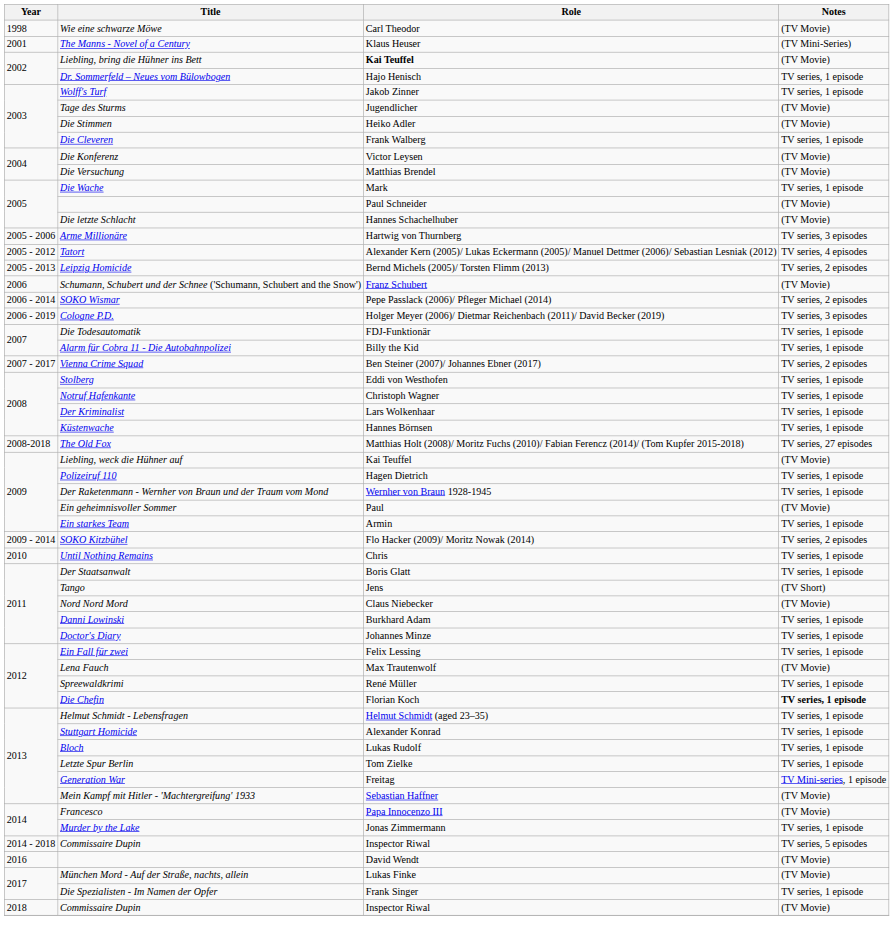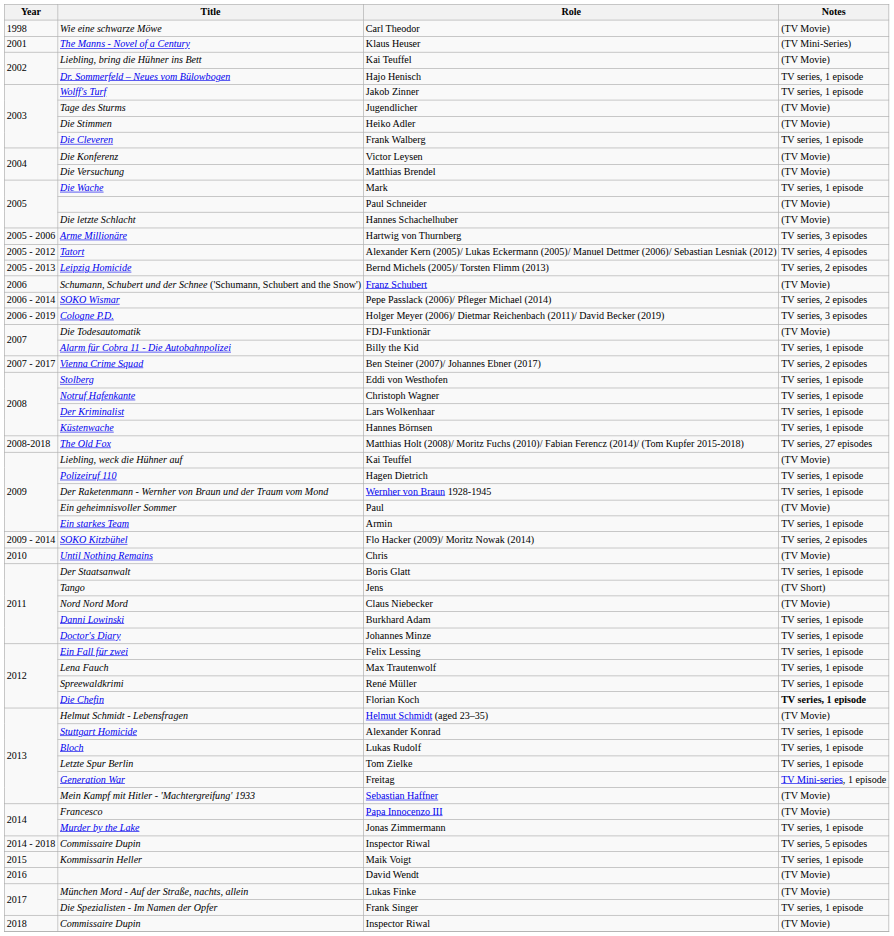(390, 60) bold -> (389, 60) normal
(822, 332) TV series, 1 episode -> (806, 332) (TV Movie)
(822, 556) TV series, 1 episode -> (806, 556) (TV Movie)
(806, 667) (TV Movie) -> (822, 667) TV series, 1 episode
(822, 715) TV series, 1 episode -> (806, 715) (TV Movie)
+ row: (17, 859)
